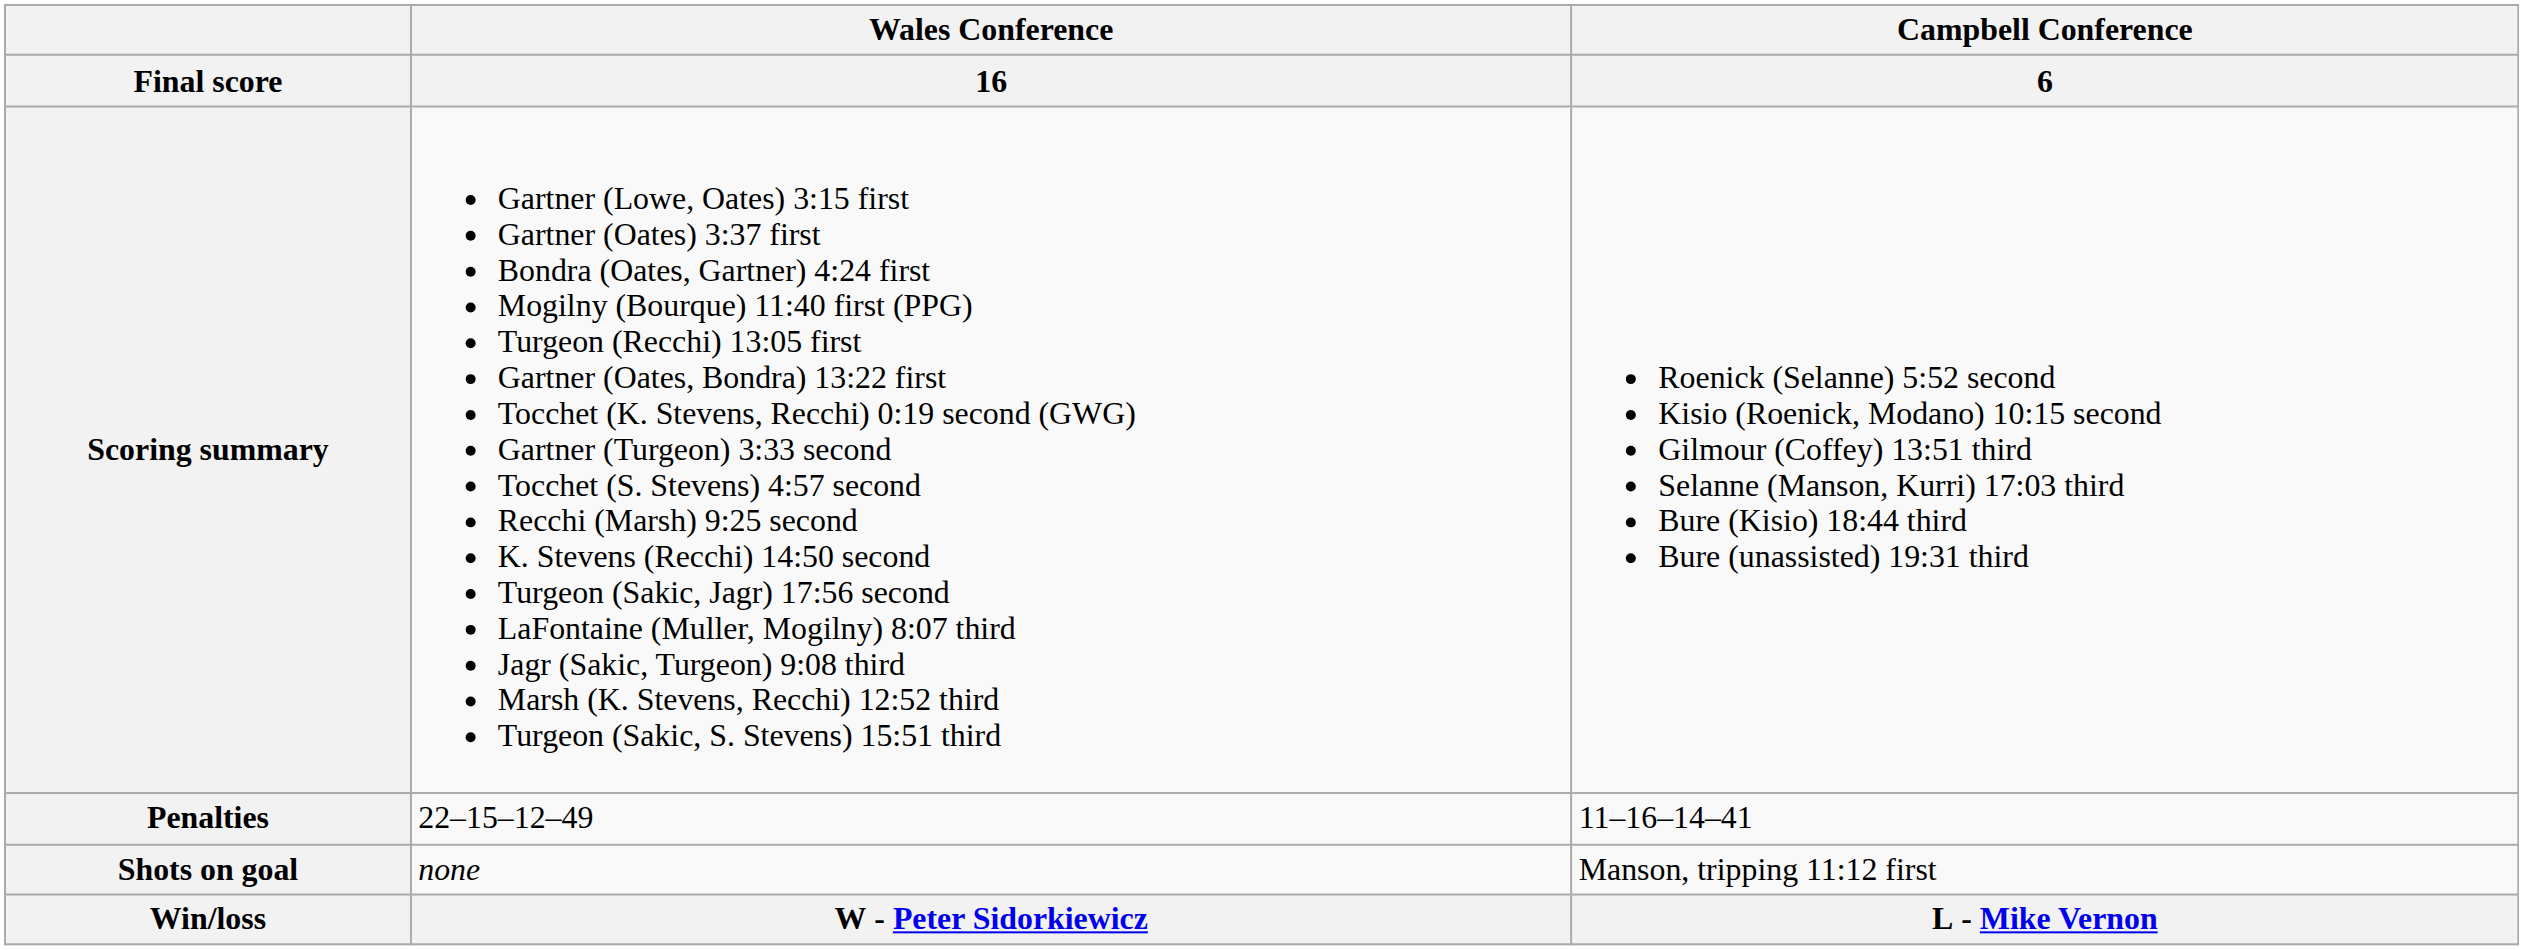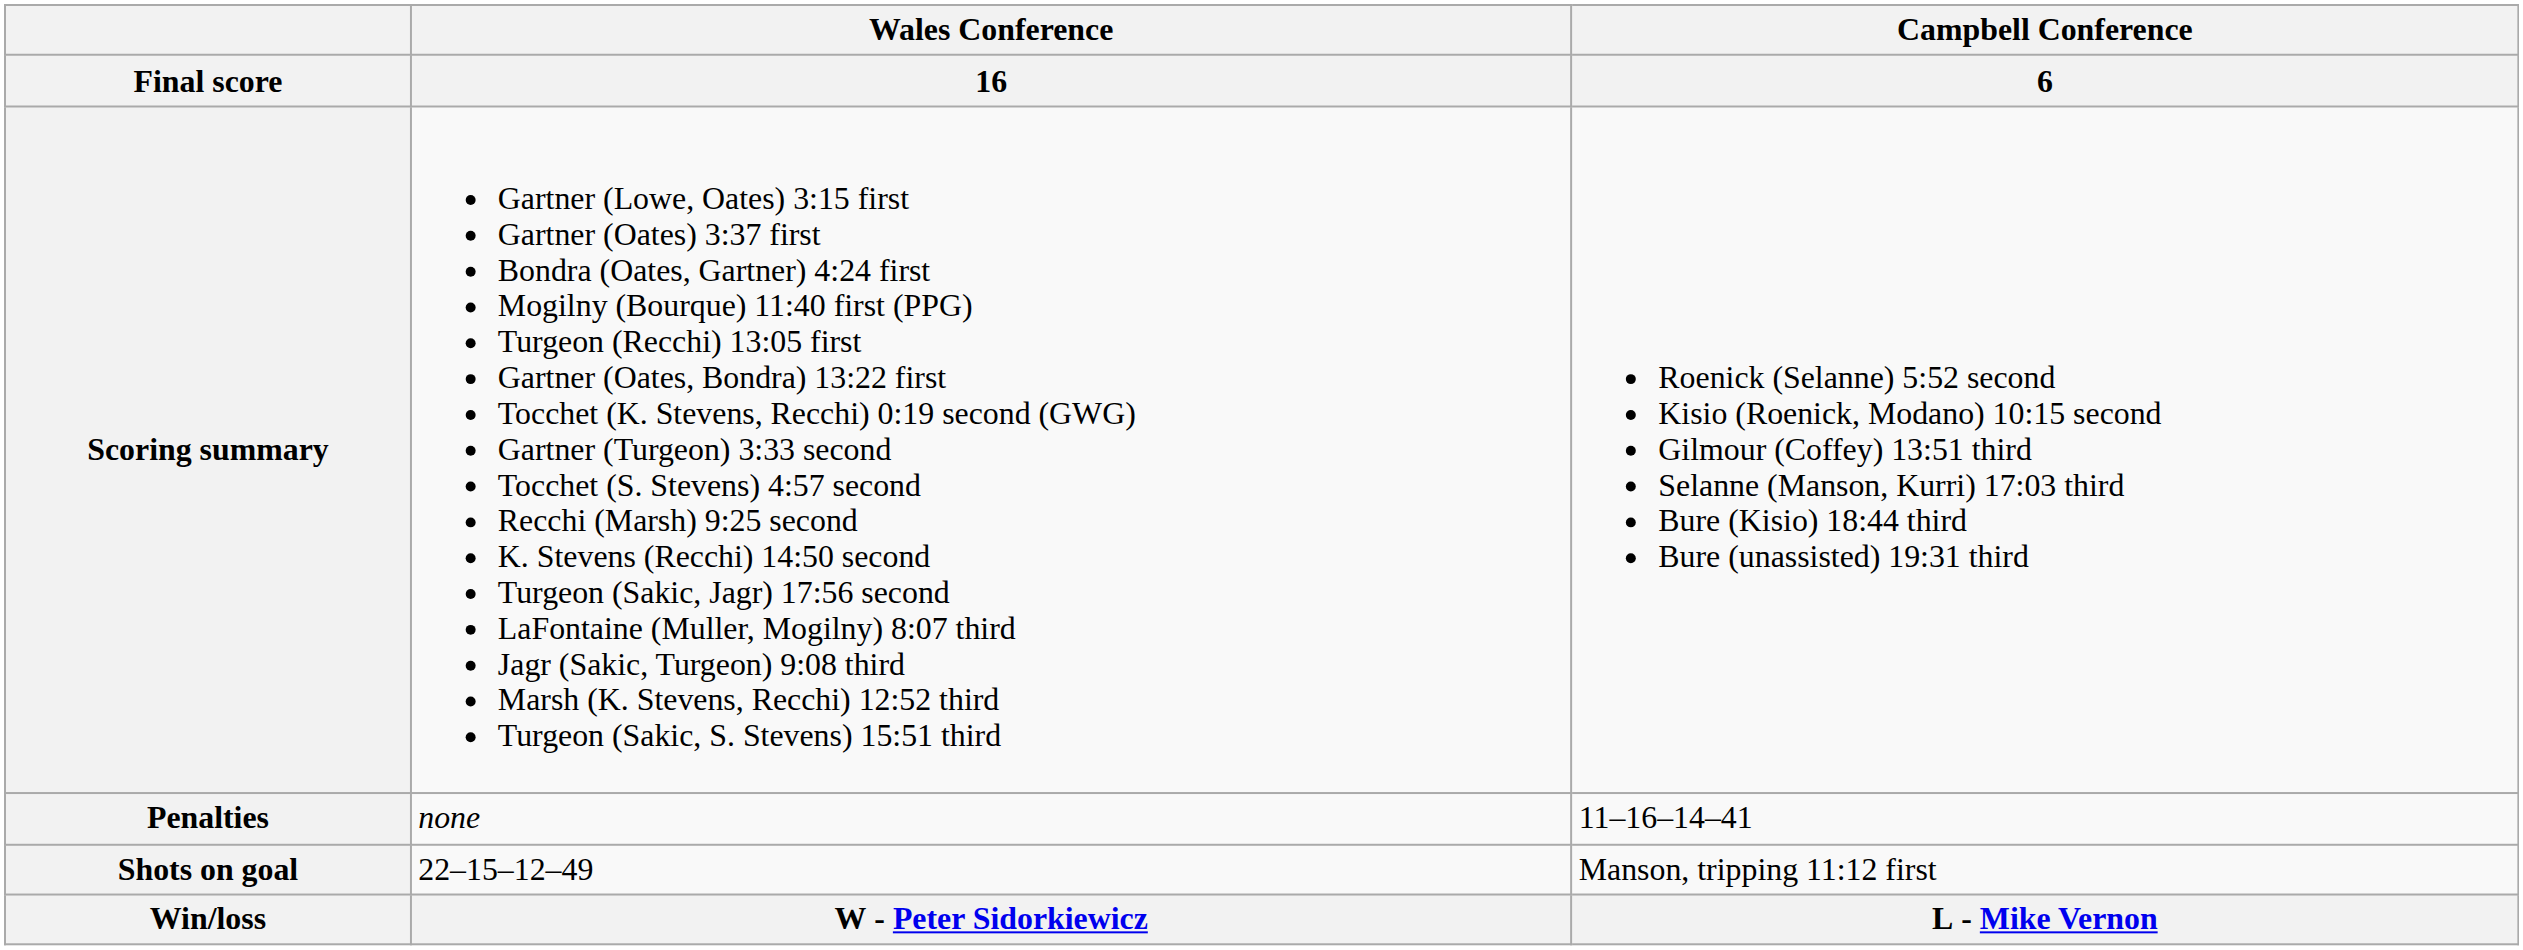(506, 818) 22–15–12–49 -> (449, 818) none
(449, 868) none -> (506, 868) 22–15–12–49
